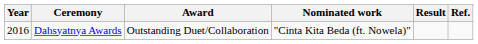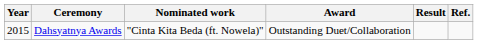columns swapped: (198, 13) <-> (342, 13)
(18, 30) 2016 -> (18, 30) 2015
